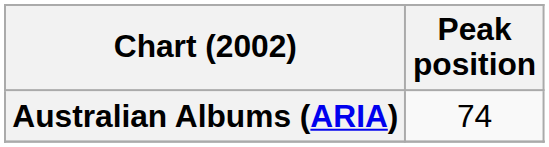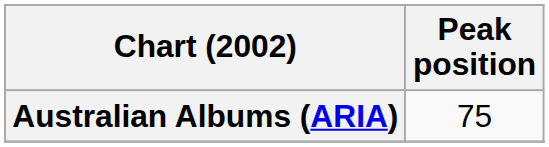(475, 115) 74 -> (475, 115) 75
